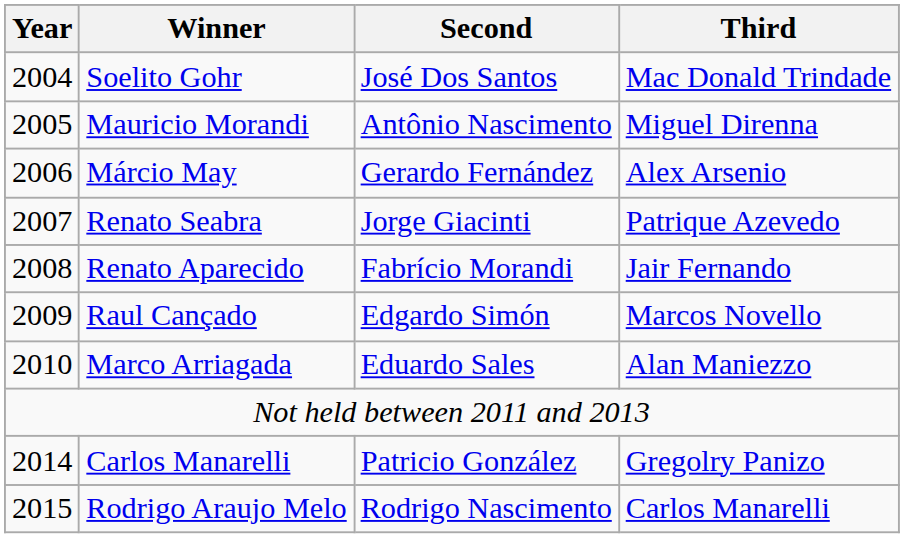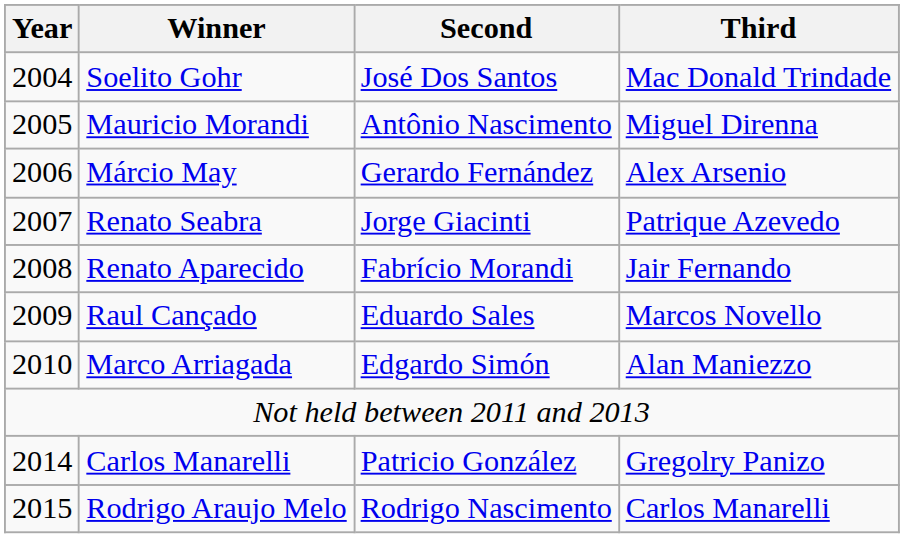(455, 316) Edgardo Simón -> (448, 316) Eduardo Sales
(448, 364) Eduardo Sales -> (455, 364) Edgardo Simón
